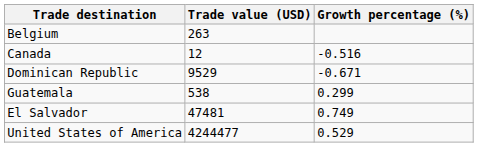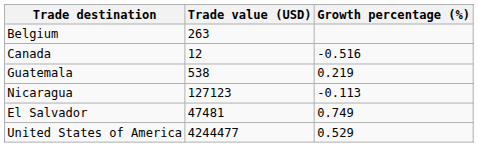- row: (73, 73)
(335, 93) 0.299 -> (335, 73) 0.219
+ row: (40, 93)
